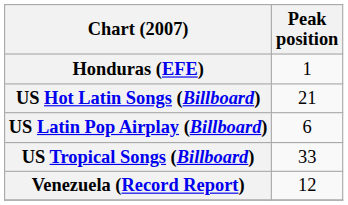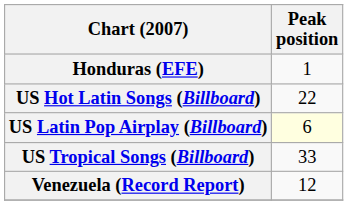(307, 98) 21 -> (307, 98) 22
(307, 127) no background -> (307, 127) lightyellow background
